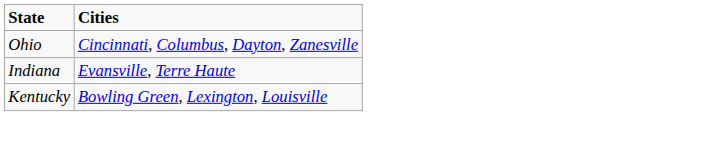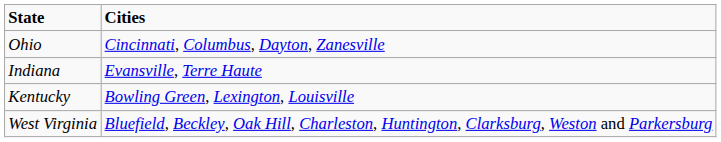+ row: (53, 123)
